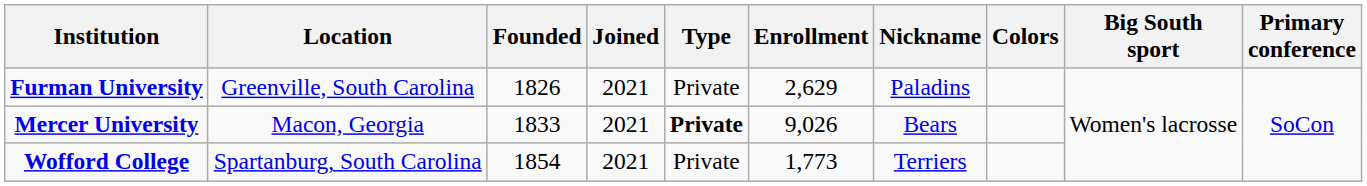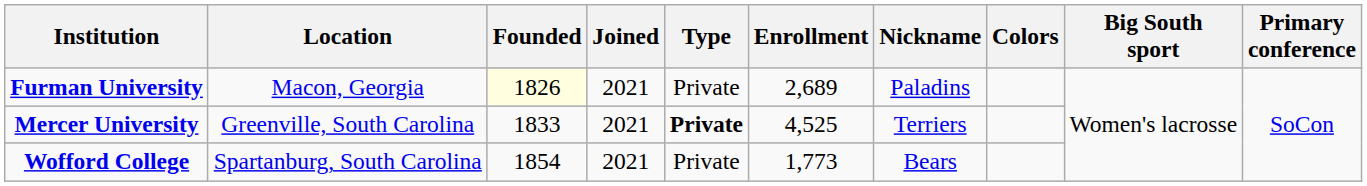(348, 86) Greenville, South Carolina -> (348, 86) Macon, Georgia
(537, 86) no background -> (537, 86) lightyellow background
(811, 86) 2,629 -> (811, 86) 2,689
(348, 124) Macon, Georgia -> (348, 124) Greenville, South Carolina
(811, 124) 9,026 -> (811, 124) 4,525
(930, 124) Bears -> (930, 124) Terriers
(930, 161) Terriers -> (930, 161) Bears
